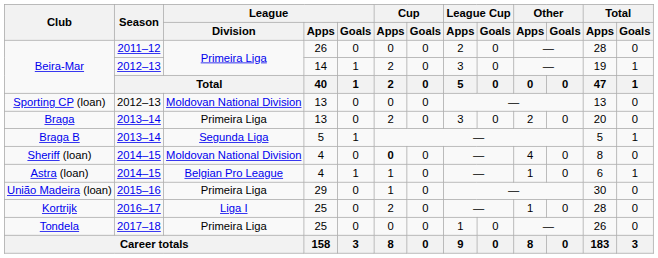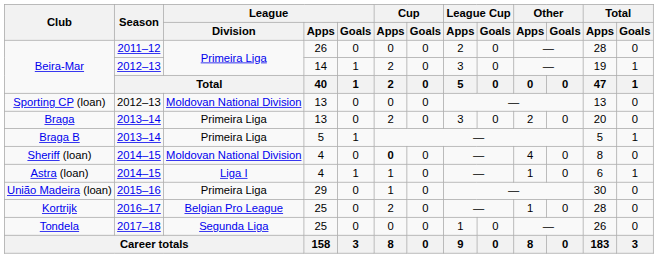(234, 138) Segunda Liga -> (234, 138) Primeira Liga
(234, 173) Belgian Pro League -> (234, 173) Liga I
(234, 209) Liga I -> (234, 209) Belgian Pro League
(234, 227) Primeira Liga -> (234, 227) Segunda Liga
